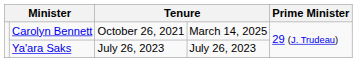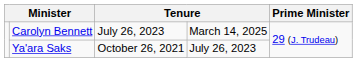(141, 31) October 26, 2021 -> (131, 31) July 26, 2023
(131, 48) July 26, 2023 -> (141, 48) October 26, 2021
